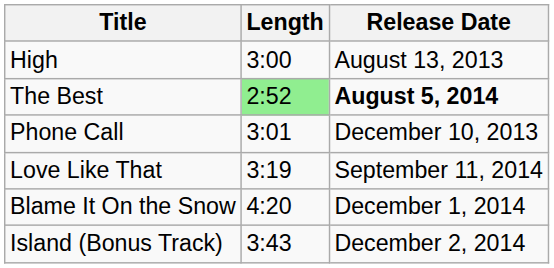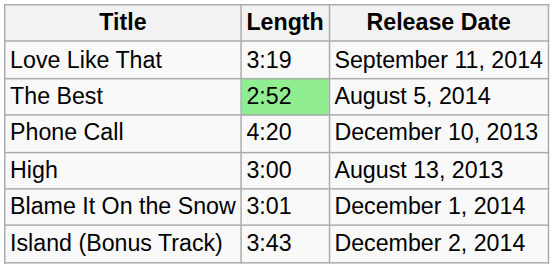rows swapped: (86, 170) <-> (34, 59)
(416, 96) bold -> (413, 96) normal
(269, 133) 3:01 -> (269, 133) 4:20
(269, 206) 4:20 -> (269, 206) 3:01
